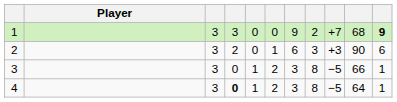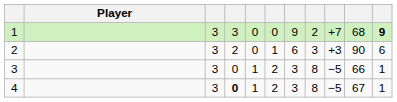(358, 87) 64 -> (358, 87) 67
